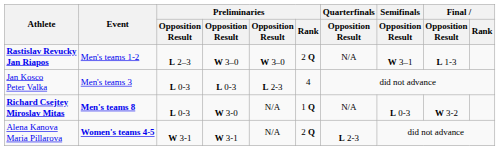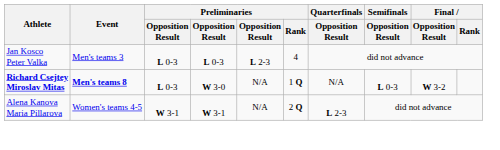- row: (41, 57)
(118, 133) bold -> (107, 108) normal
